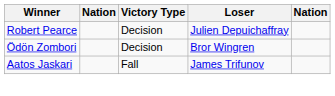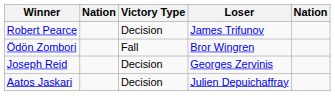(239, 30) Julien Depuichaffray -> (227, 30) James Trifunov
(142, 47) Decision -> (130, 47) Fall
+ row: (37, 64)
(130, 64) Fall -> (142, 82) Decision
(227, 64) James Trifunov -> (239, 82) Julien Depuichaffray
